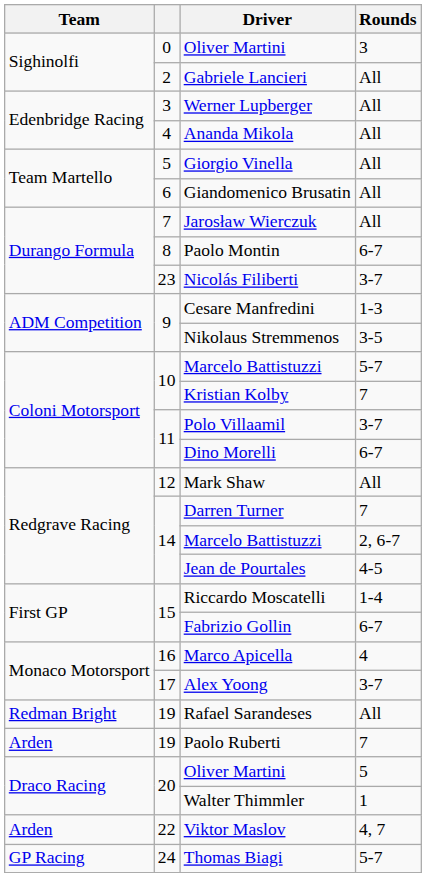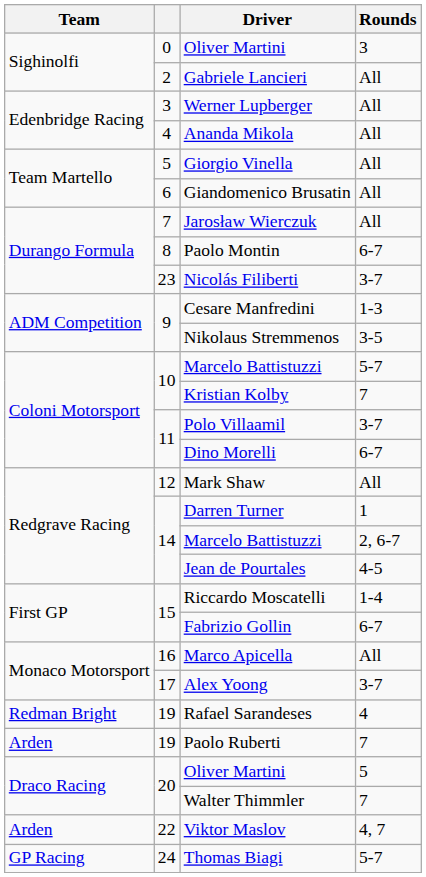(363, 510) 7 -> (363, 510) 1
(363, 655) 4 -> (370, 655) All
(370, 713) All -> (363, 713) 4
(363, 800) 1 -> (363, 800) 7
